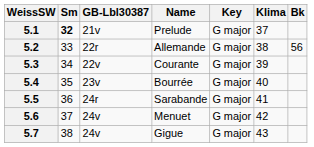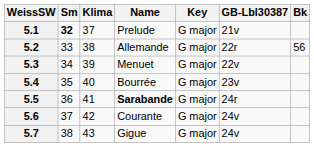columns swapped: (271, 13) <-> (116, 13)
(177, 64) Courante -> (135, 64) Menuet
(181, 99) normal -> (145, 99) bold
(172, 116) Menuet -> (140, 116) Courante
